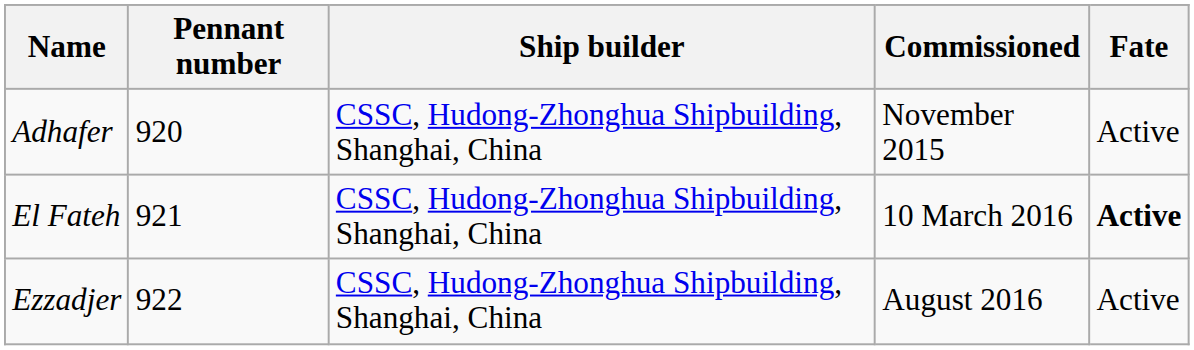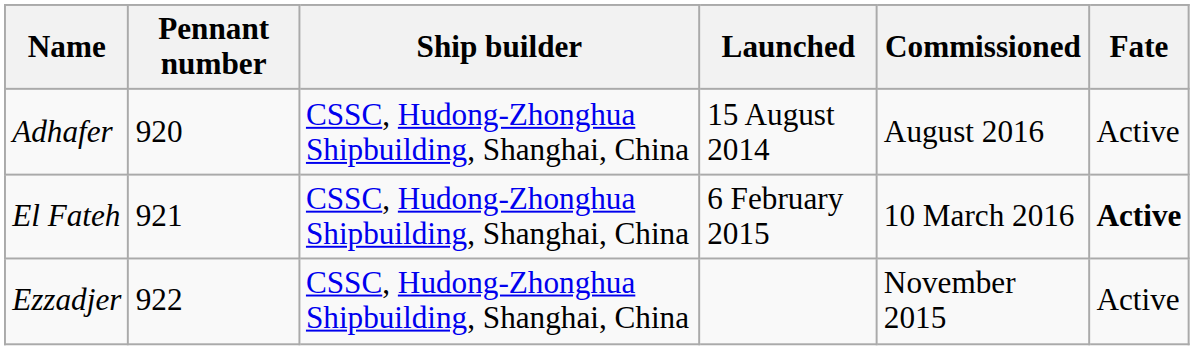+ column: (788, 46)
(948, 131) November 2015 -> (964, 131) August 2016
(963, 300) August 2016 -> (950, 300) November 2015
